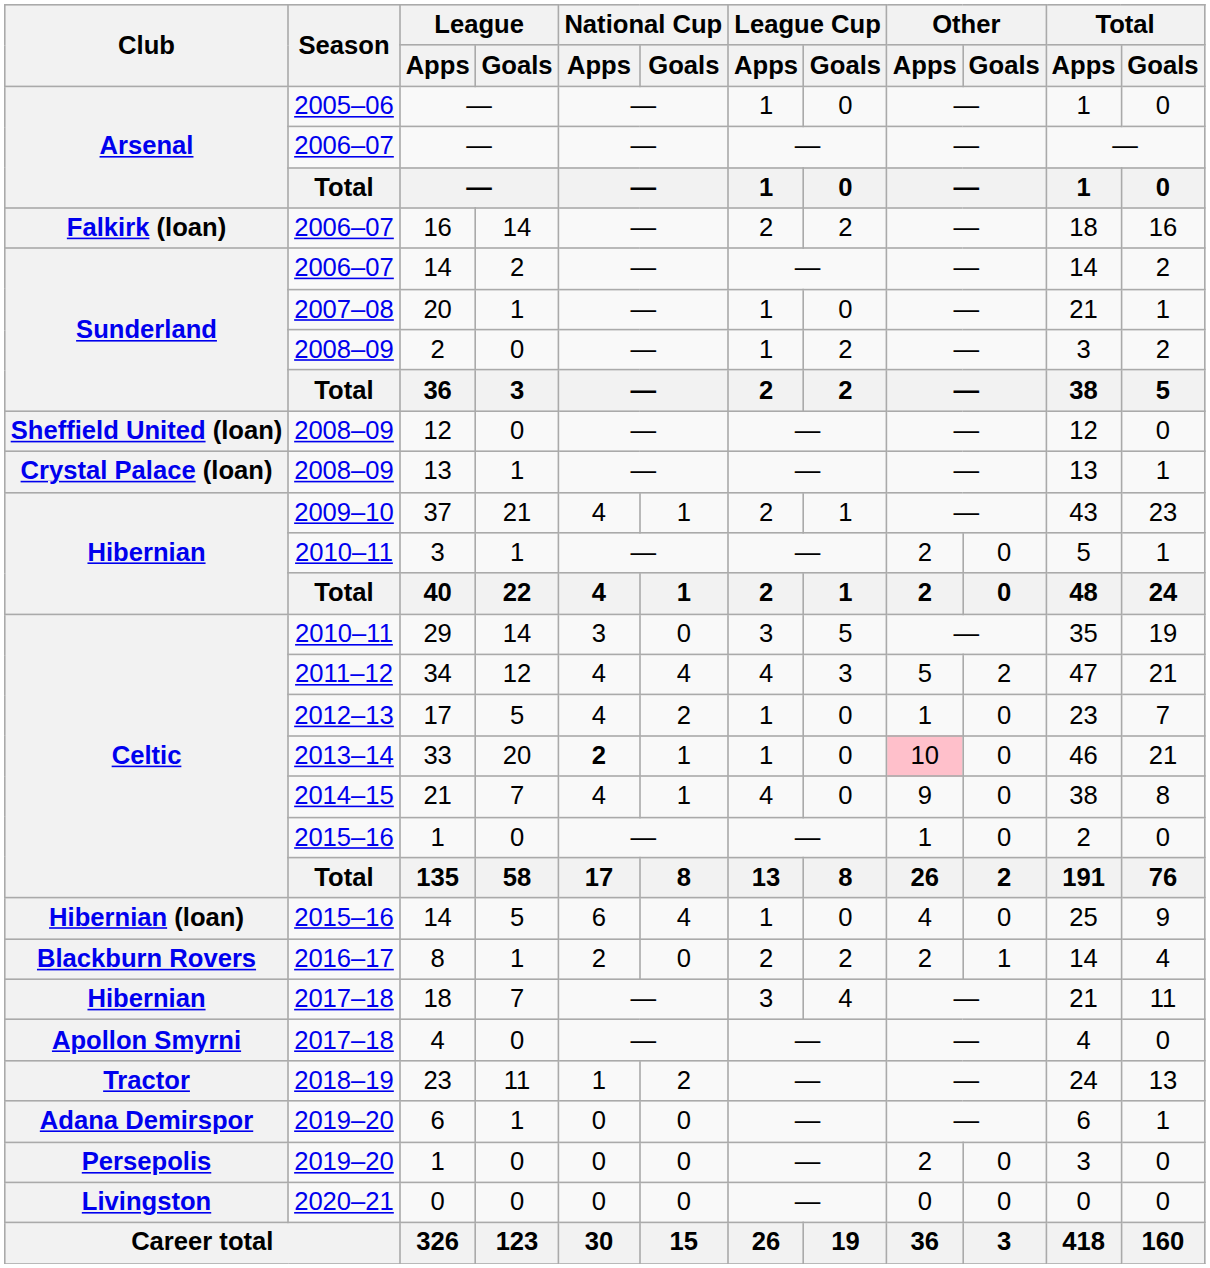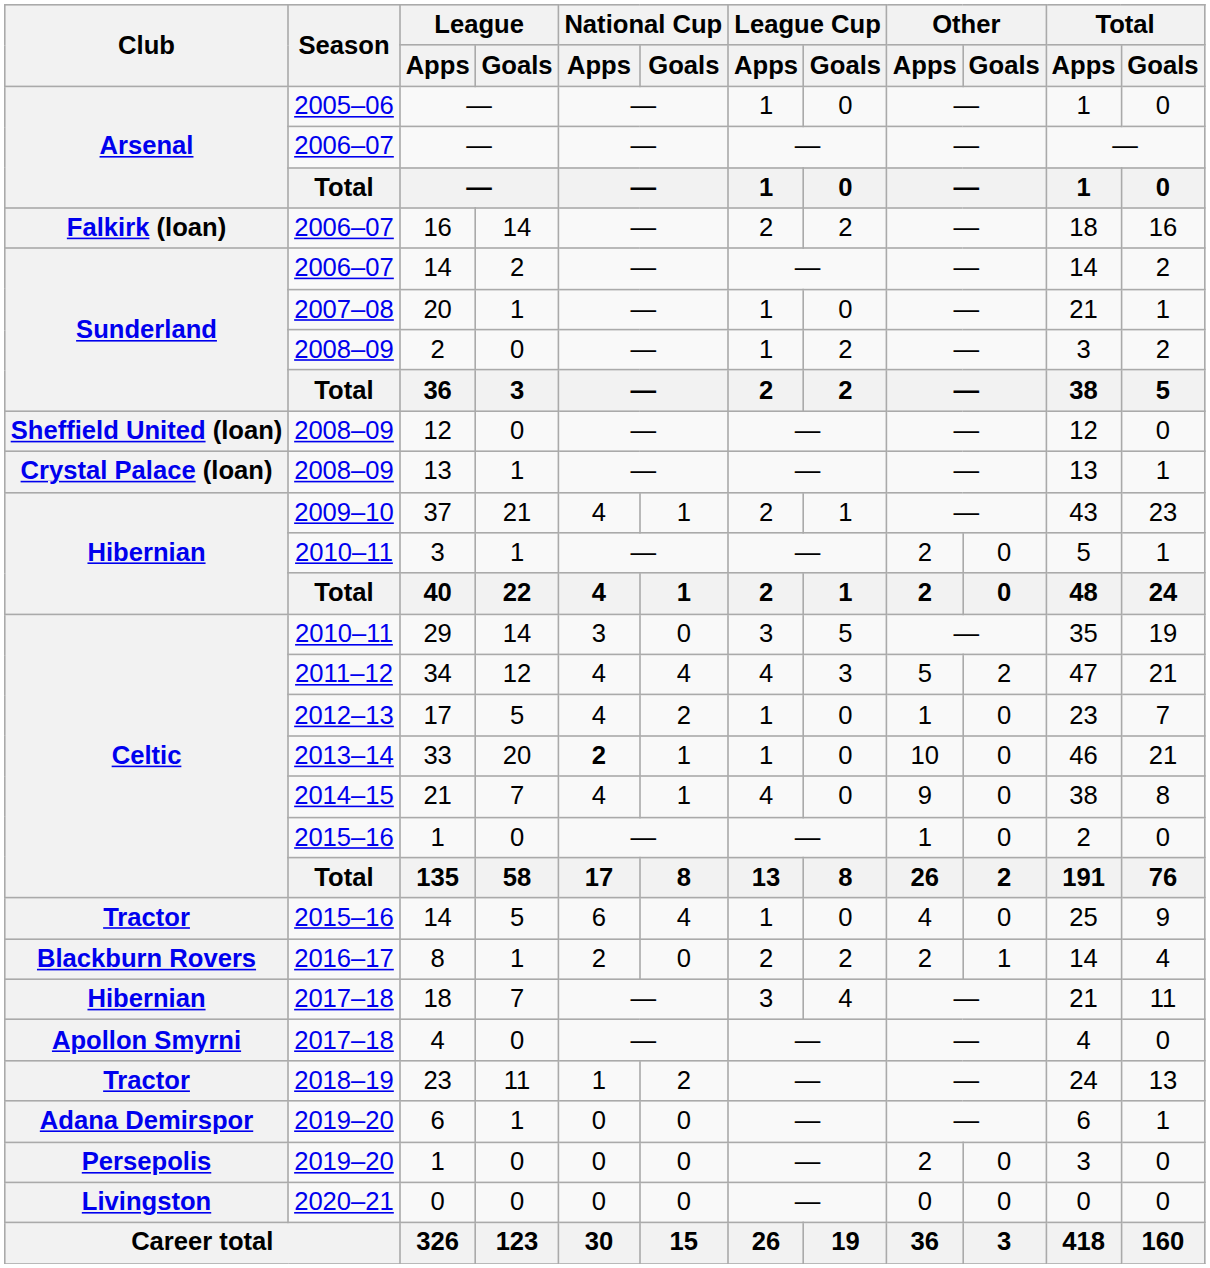(925, 755) pink background -> (925, 755) no background
(147, 918) Hibernian (loan) -> (147, 918) Tractor
